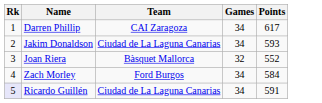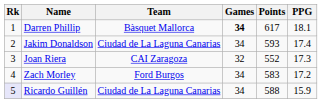+ column: (302, 12)
(159, 28) CAI Zaragoza -> (159, 28) Bàsquet Mallorca
(240, 28) normal -> (240, 28) bold
(159, 59) Bàsquet Mallorca -> (159, 59) CAI Zaragoza
(272, 75) 584 -> (272, 75) 583
(272, 91) 591 -> (272, 91) 588
